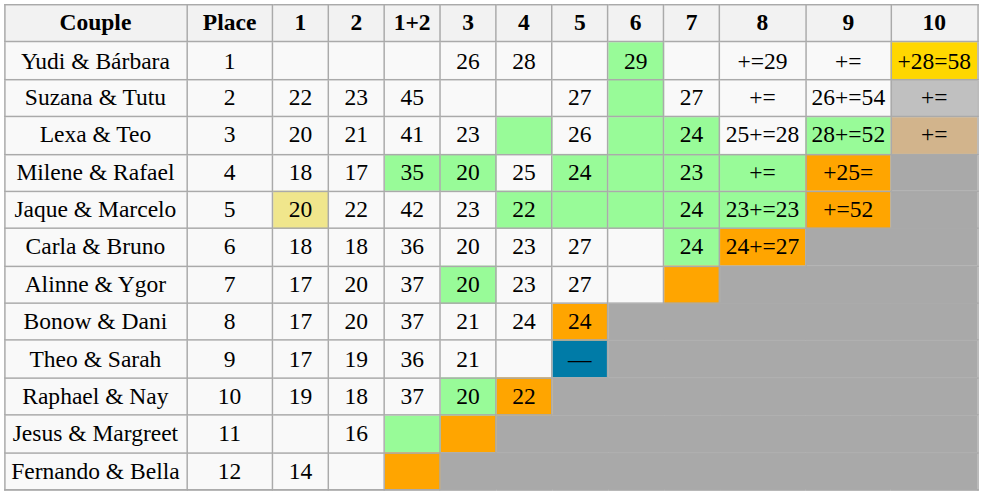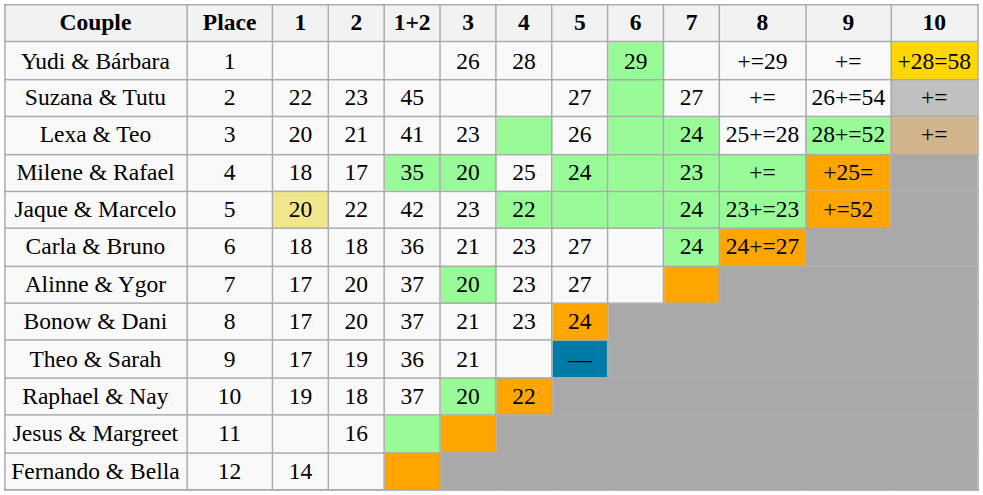(468, 246) 20 -> (468, 246) 21
(524, 321) 24 -> (524, 321) 23
